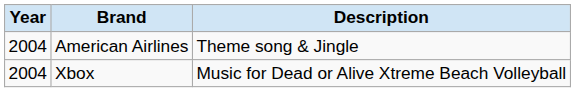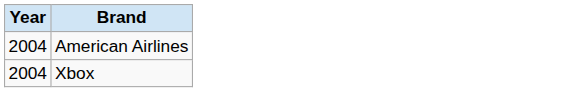- column: (381, 18)
